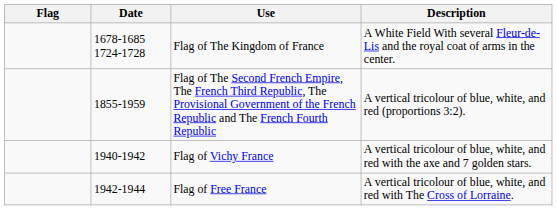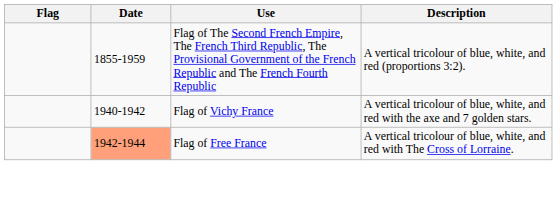- row: (249, 45)
(120, 188) no background -> (120, 143) lightsalmon background
